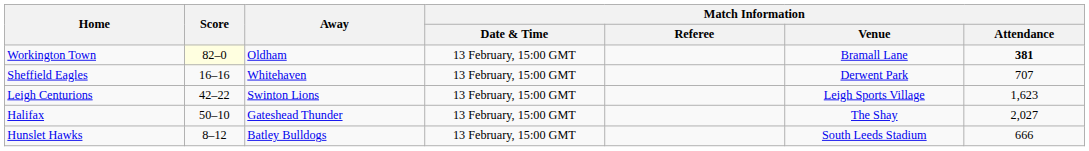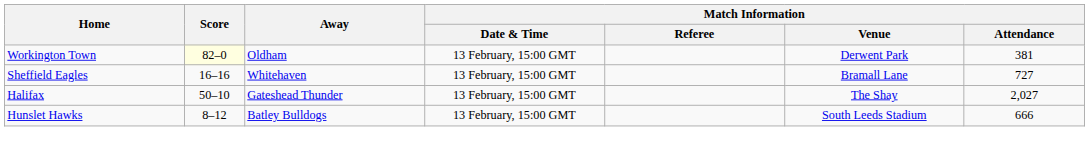(874, 54) Bramall Lane -> (874, 54) Derwent Park
(1024, 54) bold -> (1024, 54) normal
(874, 74) Derwent Park -> (874, 74) Bramall Lane
(1024, 74) 707 -> (1024, 74) 727
- row: (50, 94)
